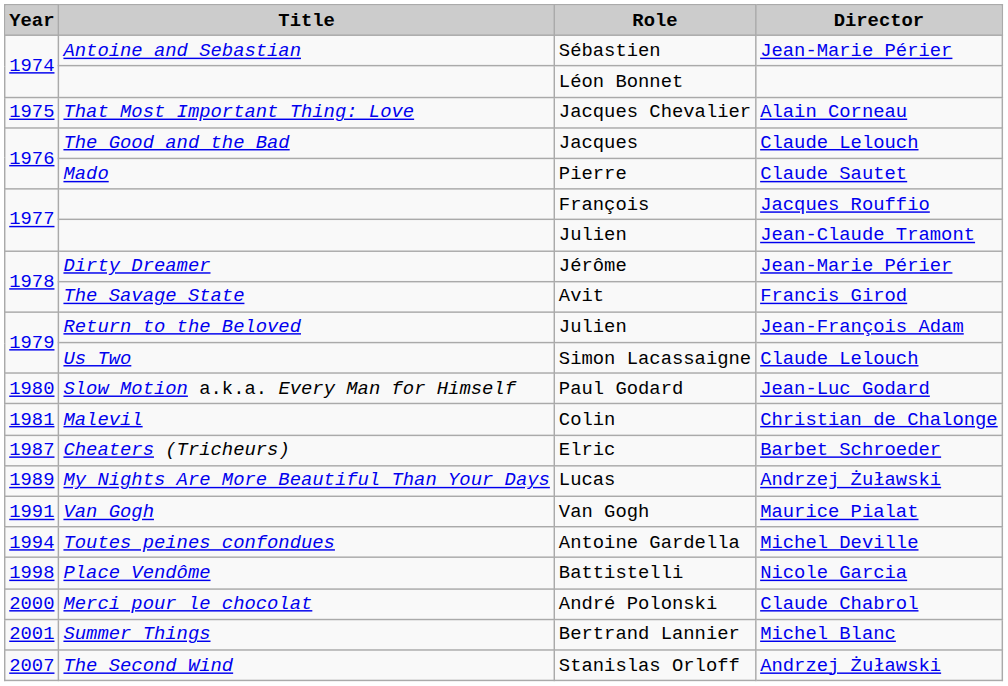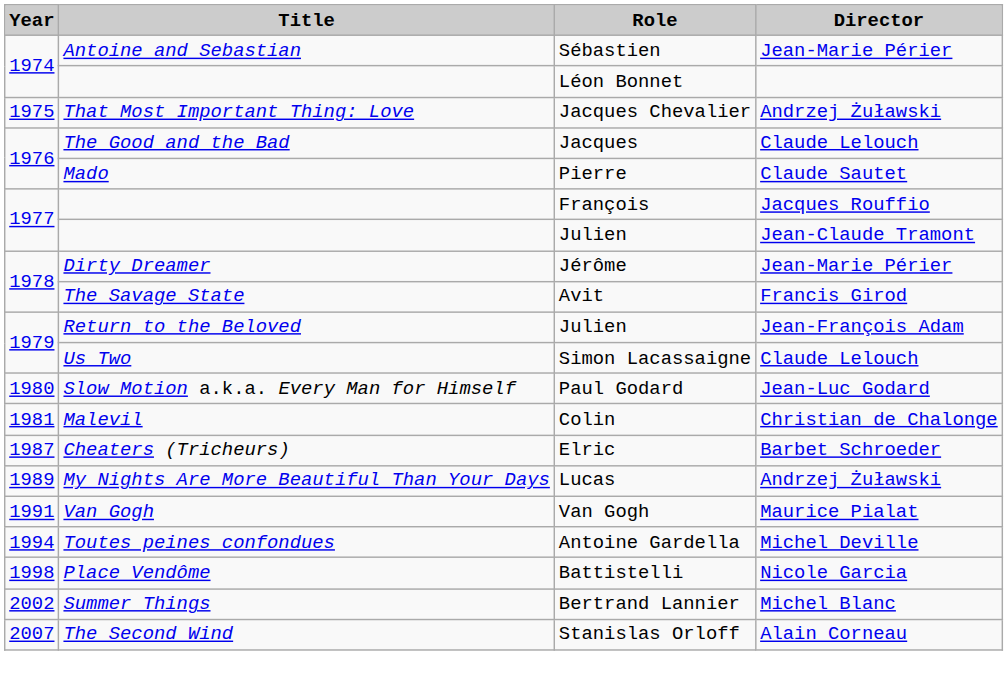(834, 112) Alain Corneau -> (851, 112) Andrzej Żuławski
- row: (188, 604)
(32, 635) 2001 -> (32, 604) 2002
(851, 665) Andrzej Żuławski -> (834, 635) Alain Corneau
